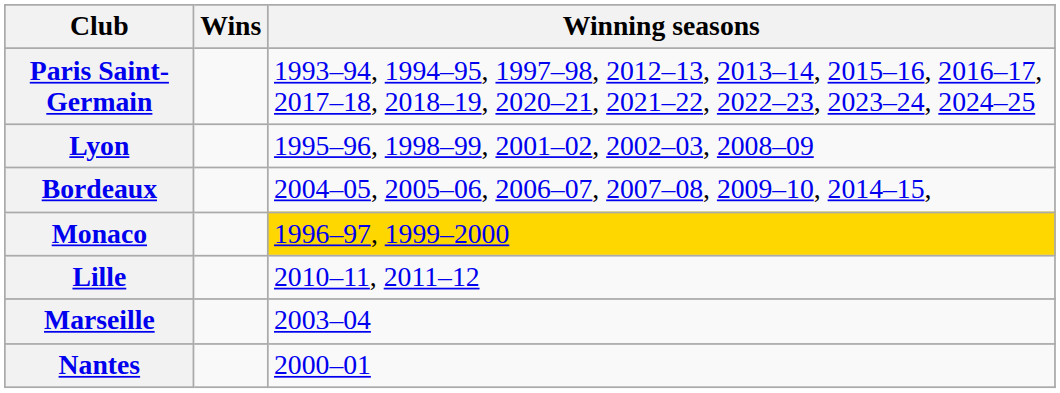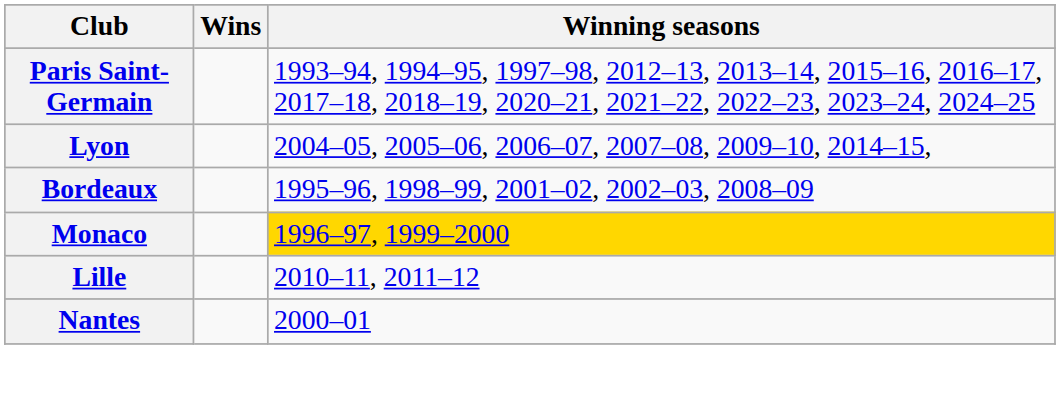(544, 145) 1995–96, 1998–99, 2001–02, 2002–03, 2008–09 -> (603, 145) 2004–05, 2005–06, 2006–07, 2007–08, 2009–10, 2014–15,
(603, 189) 2004–05, 2005–06, 2006–07, 2007–08, 2009–10, 2014–15, -> (544, 189) 1995–96, 1998–99, 2001–02, 2002–03, 2008–09
- row: (99, 320)
